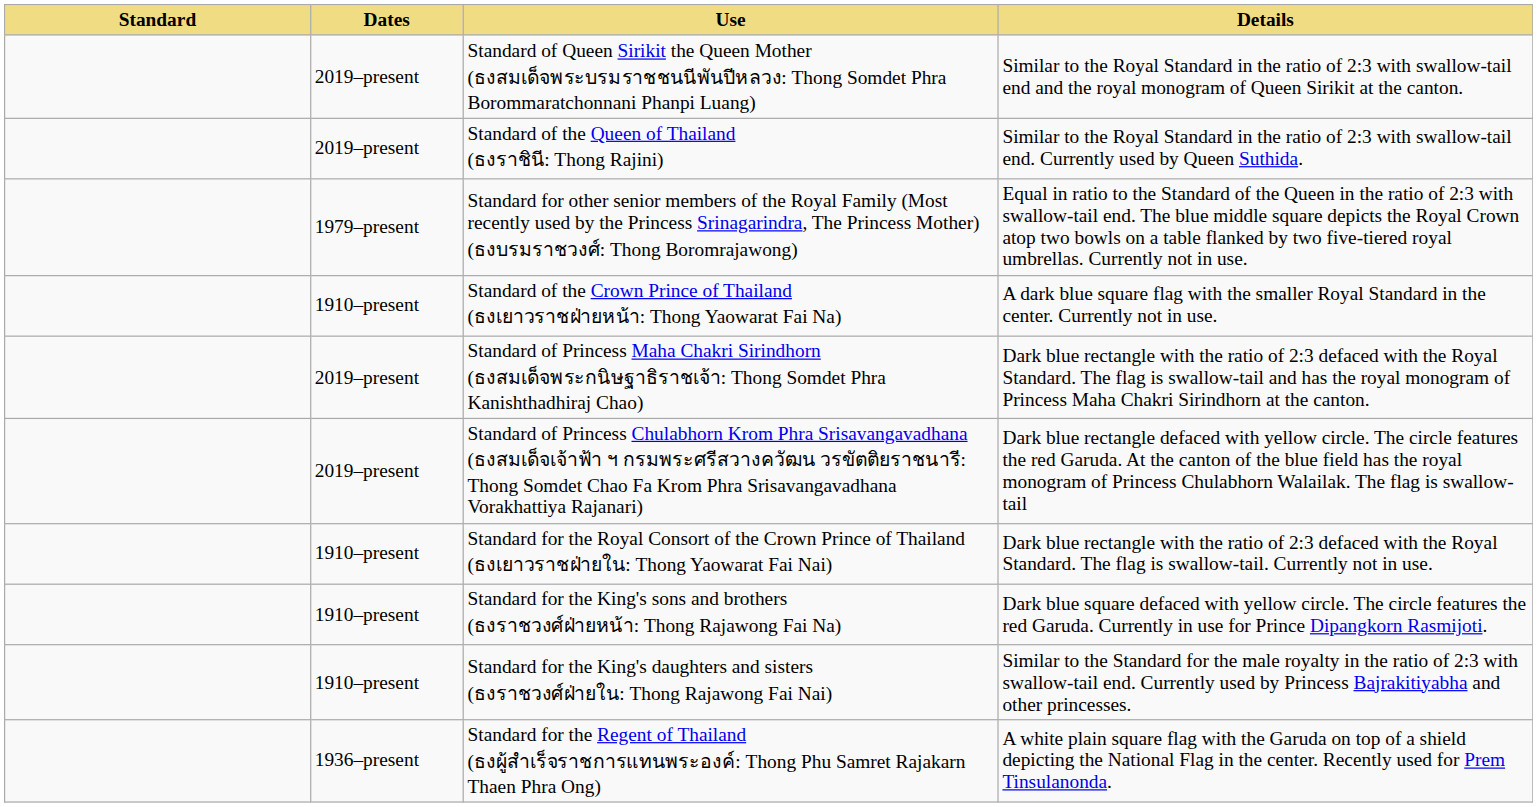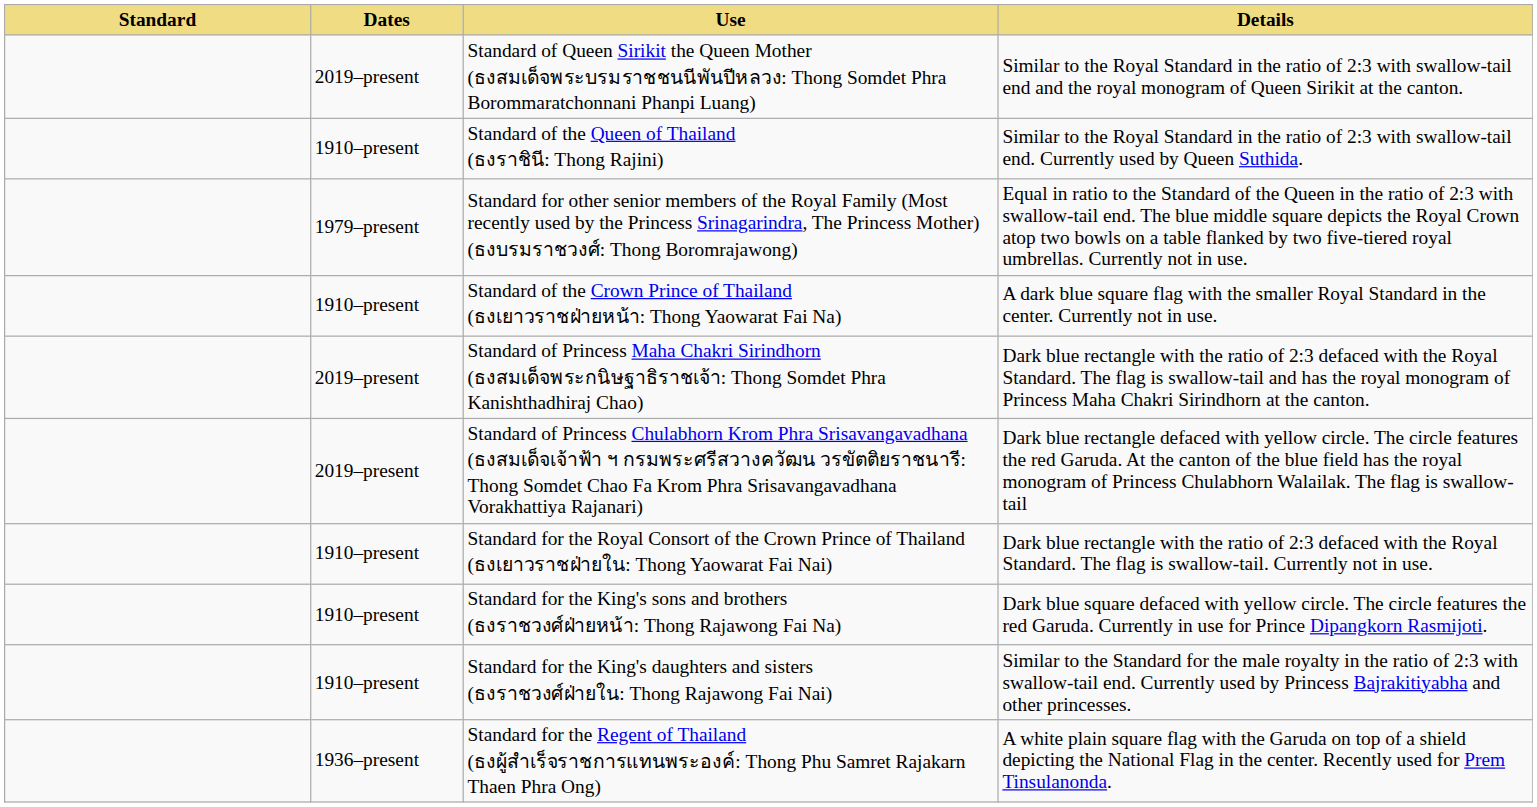(367, 148) 2019–present -> (367, 148) 1910–present
